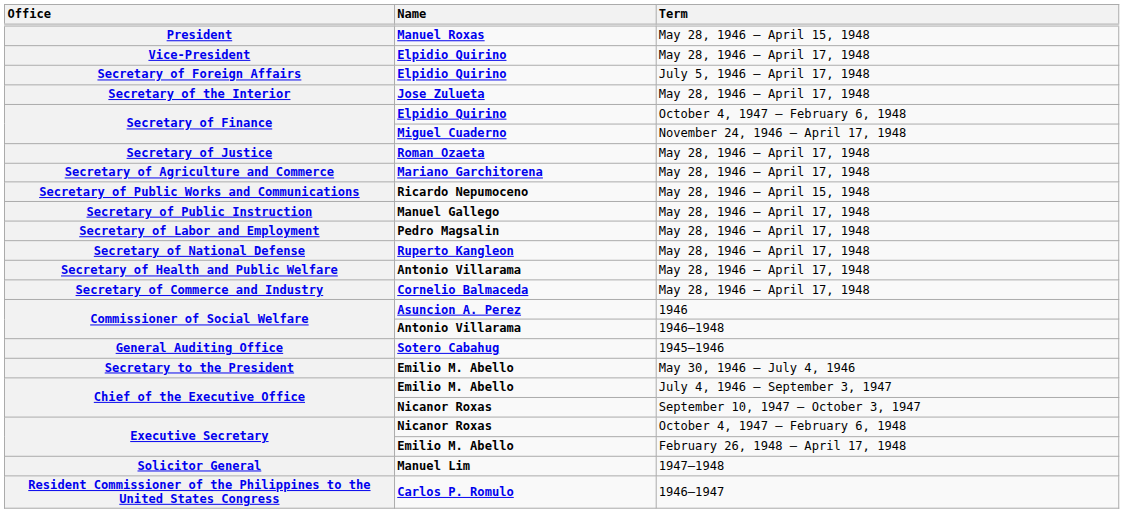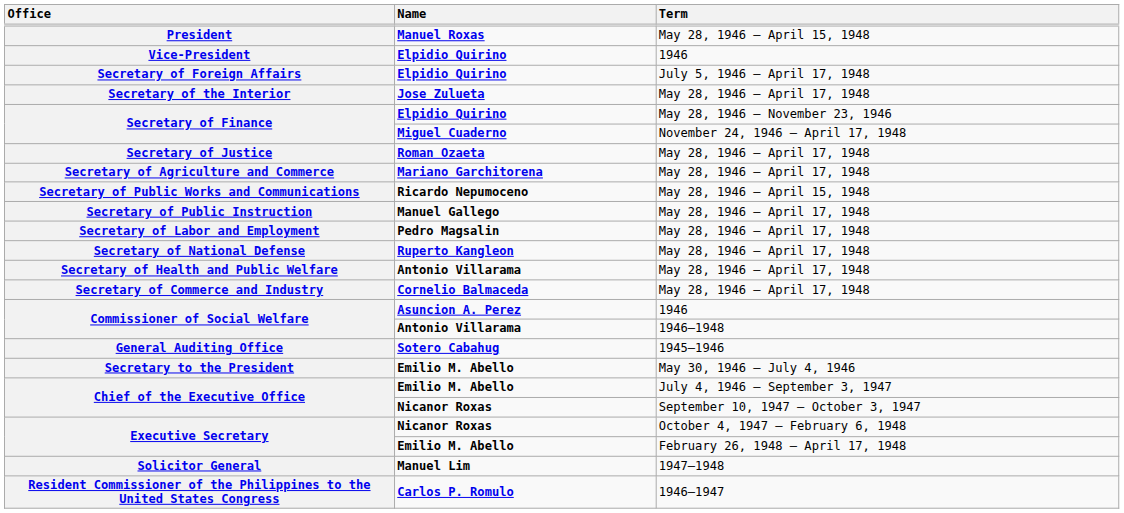(764, 56) May 28, 1946 – April 17, 1948 -> (673, 56) 1946
(783, 114) October 4, 1947 – February 6, 1948 -> (775, 114) May 28, 1946 – November 23, 1946
